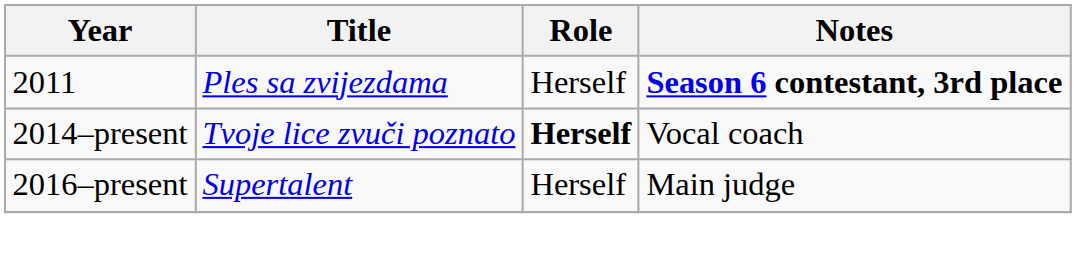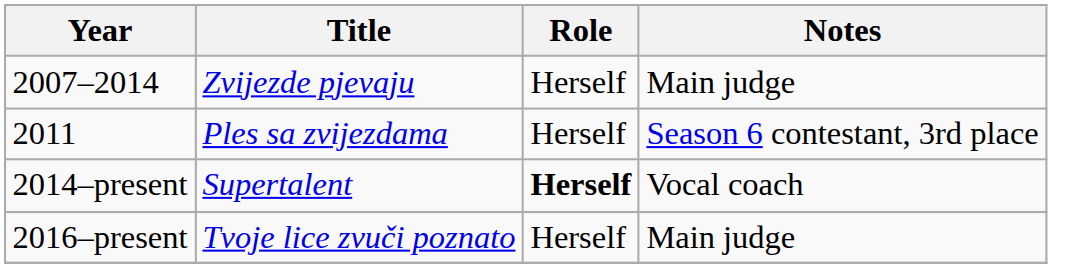+ row: (86, 81)
(854, 81) bold -> (843, 133) normal
(359, 133) Tvoje lice zvuči poznato -> (277, 184) Supertalent
(277, 184) Supertalent -> (359, 236) Tvoje lice zvuči poznato
